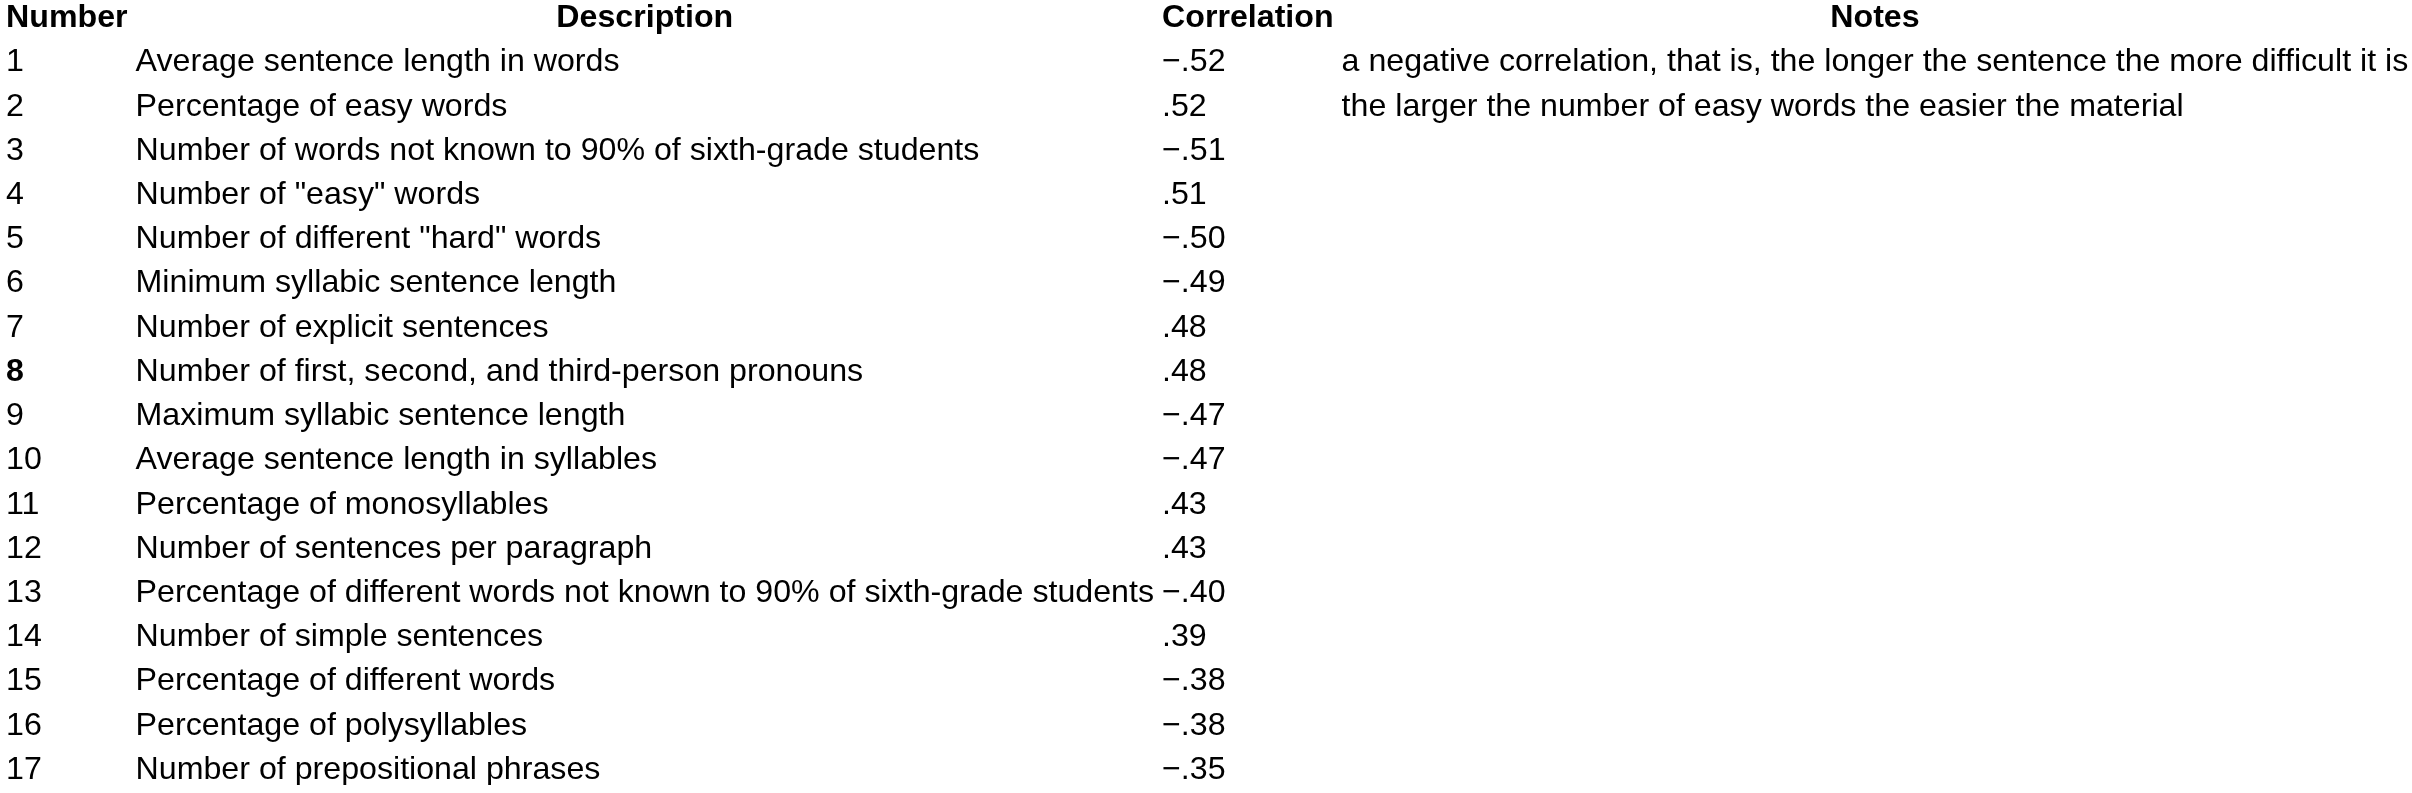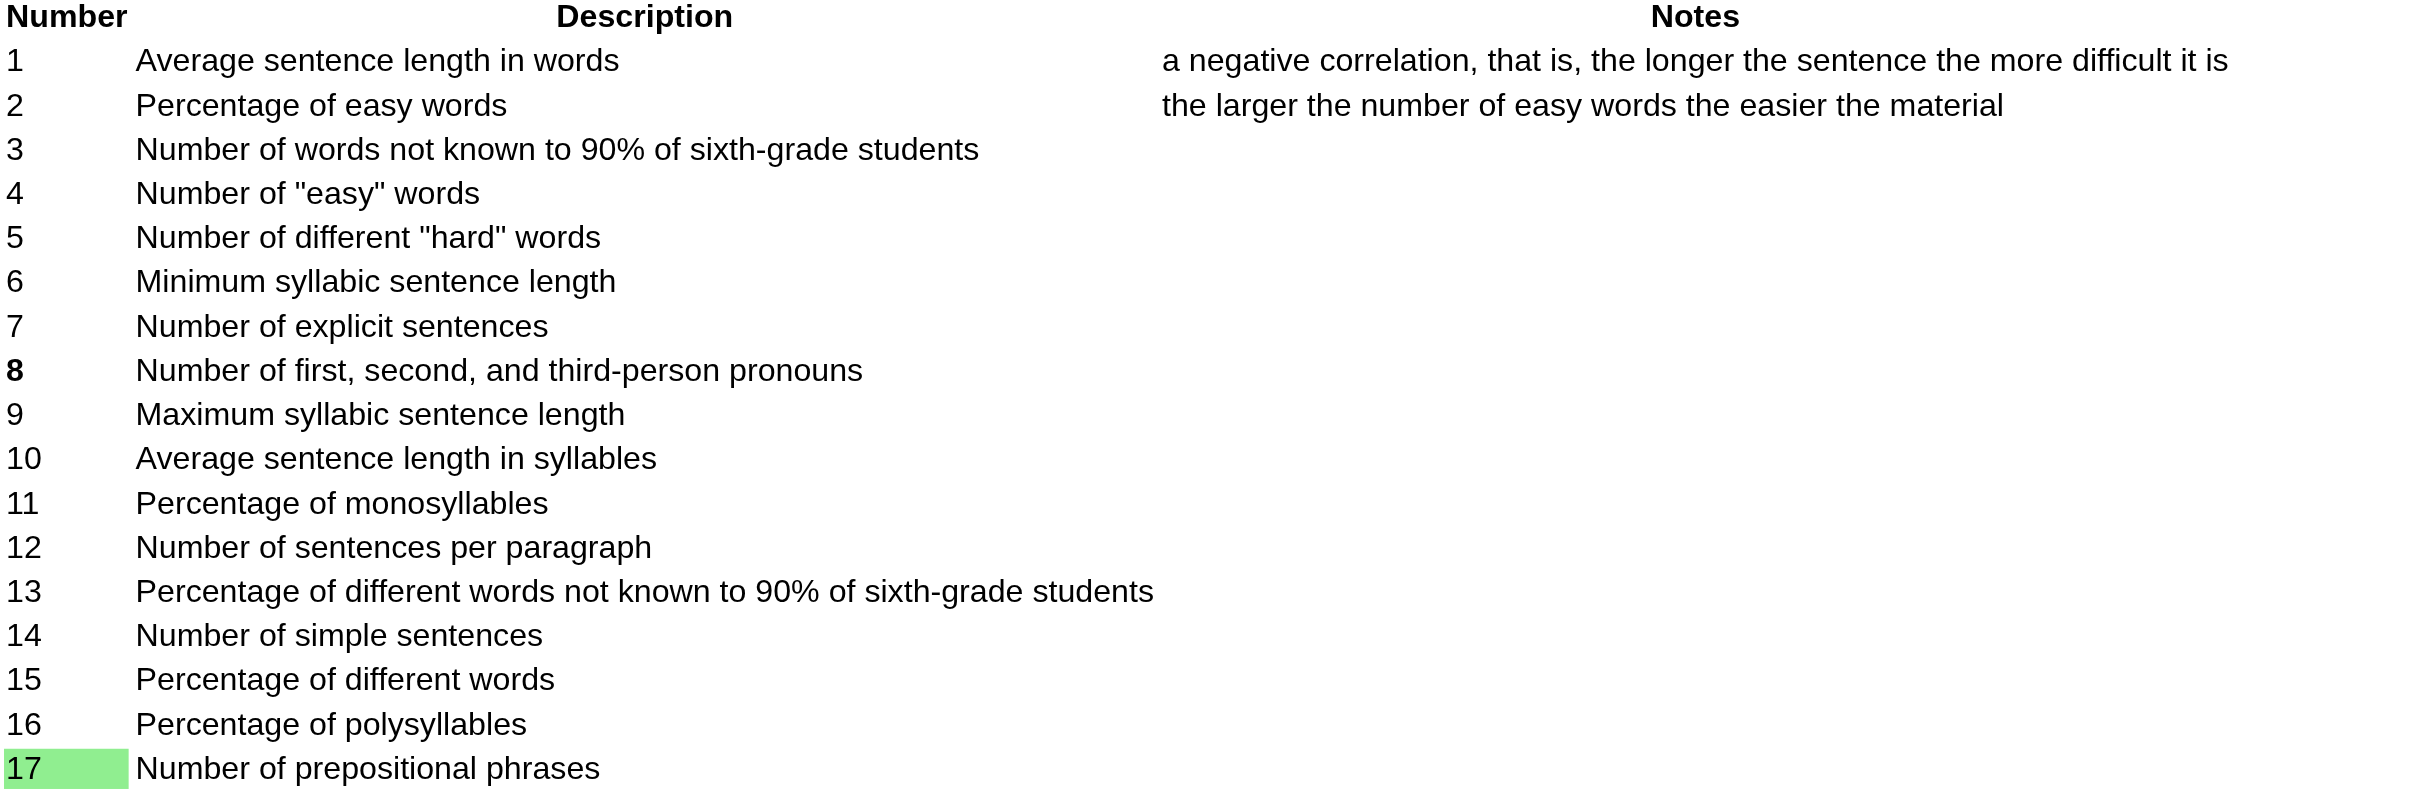- column: (1248, 16)
(24, 768) no background -> (24, 768) lightgreen background
